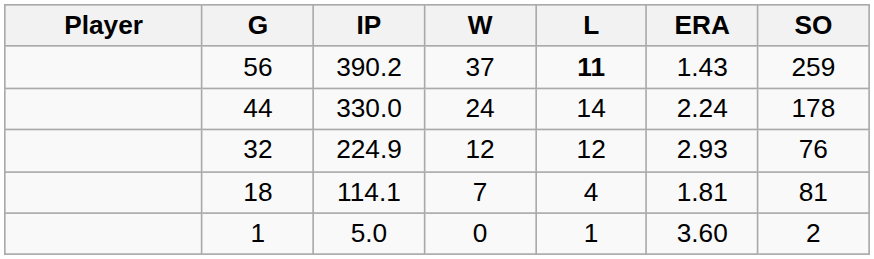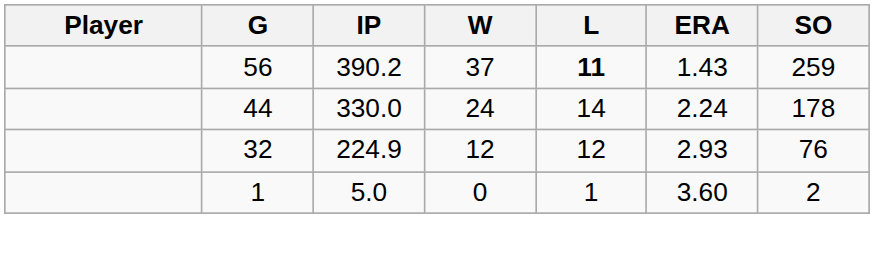- row: (258, 191)
